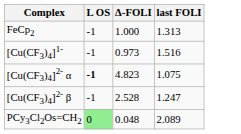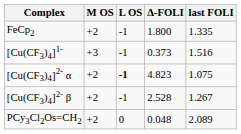+ column: (100, 13)
(127, 31) 1.000 -> (159, 31) 1.800
(169, 31) 1.313 -> (201, 31) 1.335
(127, 52) 0.973 -> (159, 52) 0.373
(169, 98) 1.247 -> (201, 98) 1.267
(89, 119) lightgreen background -> (121, 119) no background
